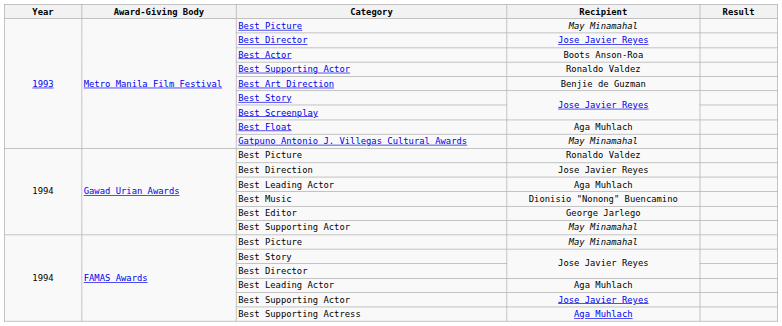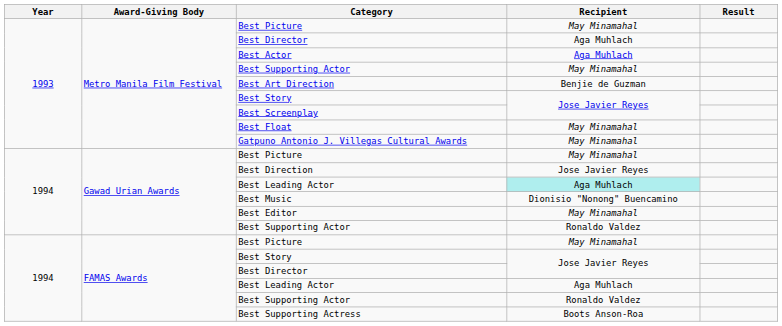(603, 40) Jose Javier Reyes -> (603, 40) Aga Muhlach
(603, 55) Boots Anson-Roa -> (603, 55) Aga Muhlach
(603, 69) Ronaldo Valdez -> (603, 69) May Minamahal
(603, 127) Aga Muhlach -> (603, 127) May Minamahal
(603, 156) Ronaldo Valdez -> (603, 156) May Minamahal
(603, 184) no background -> (603, 184) paleturquoise background
(603, 213) George Jarlego -> (603, 213) May Minamahal
(603, 228) May Minamahal -> (603, 228) Ronaldo Valdez
(603, 300) Jose Javier Reyes -> (603, 300) Ronaldo Valdez
(603, 314) Aga Muhlach -> (603, 314) Boots Anson-Roa
